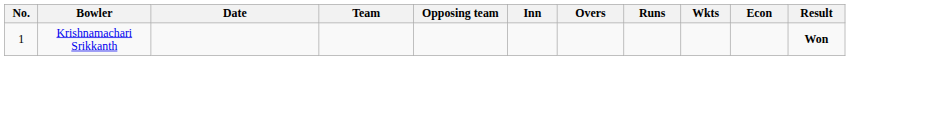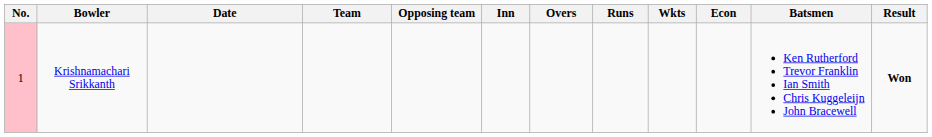+ column: (811, 13)
(21, 39) no background -> (21, 77) pink background
